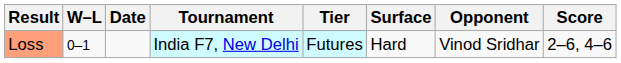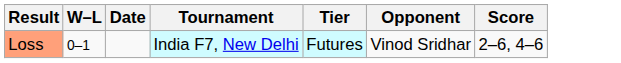- column: (401, 17)
